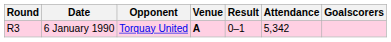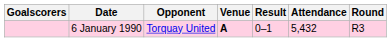columns swapped: (23, 12) <-> (354, 12)
(276, 28) 5,342 -> (304, 28) 5,432
